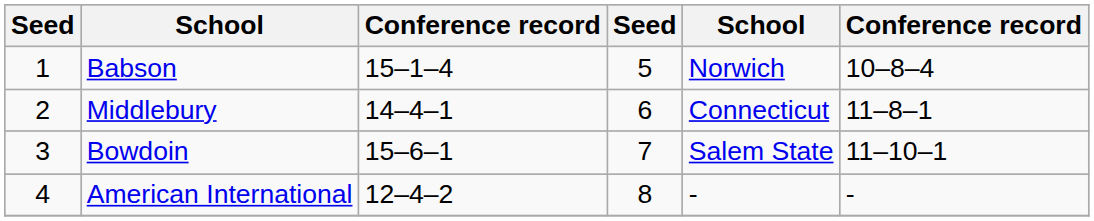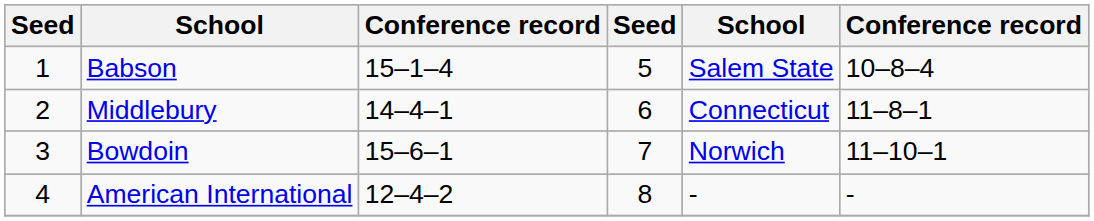(737, 67) Norwich -> (761, 67) Salem State
(761, 151) Salem State -> (737, 151) Norwich
